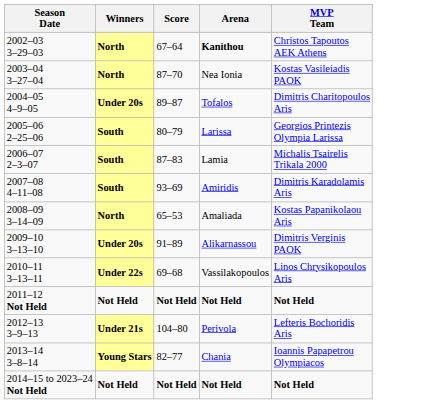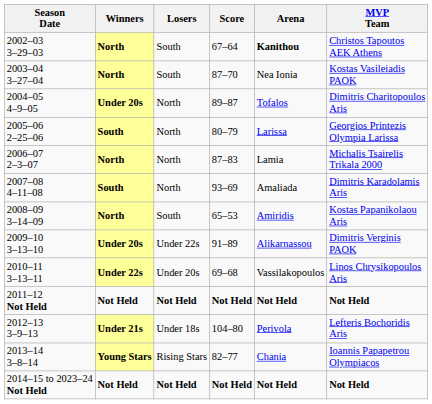+ column: (182, 18)
(125, 159) South -> (125, 159) North
(235, 188) Amiridis -> (291, 188) Amaliada
(235, 216) Amaliada -> (291, 216) Amiridis
